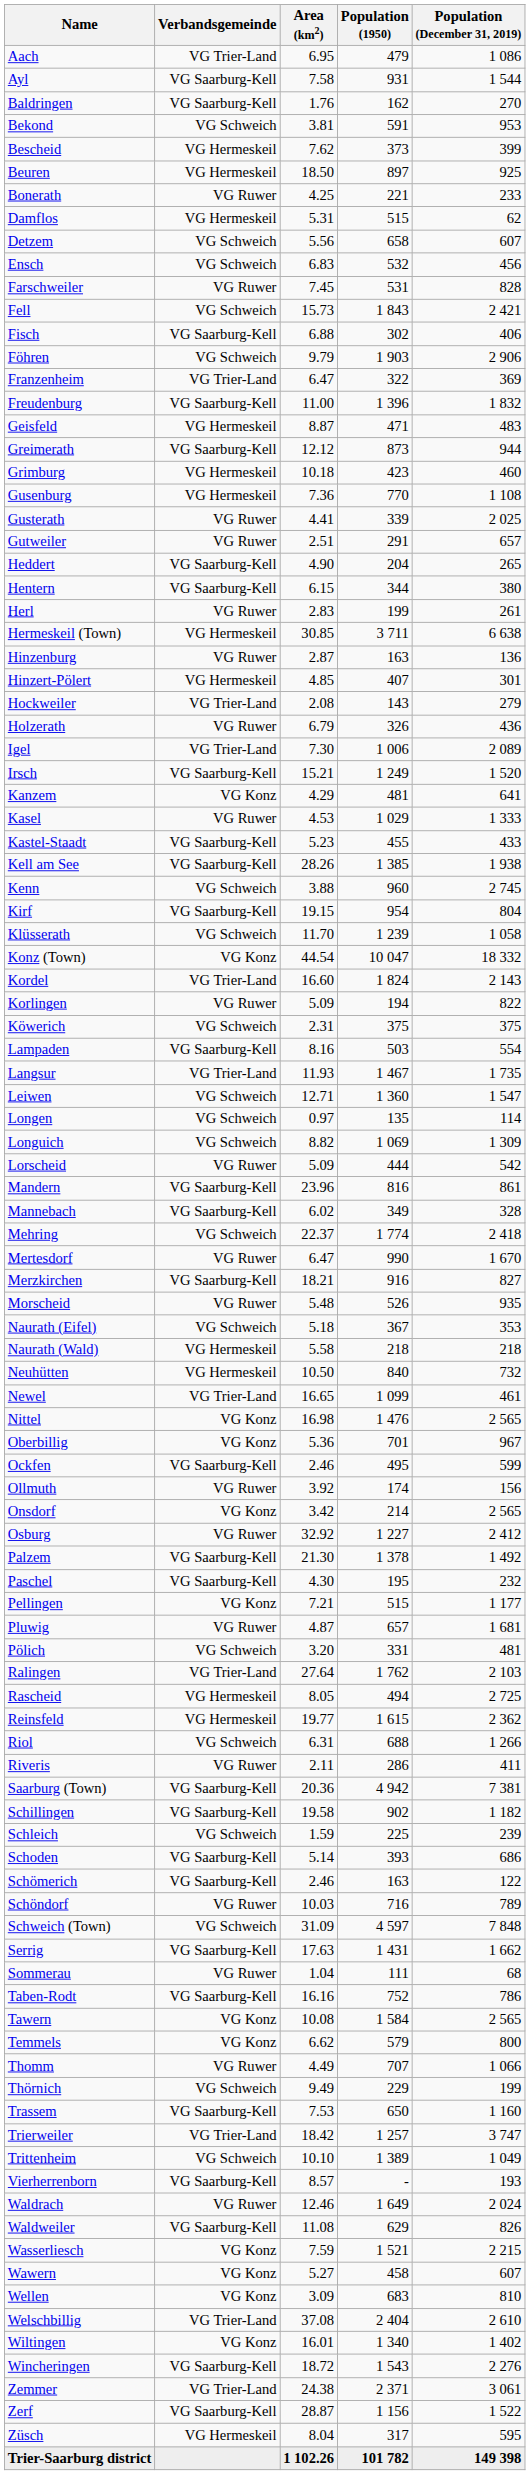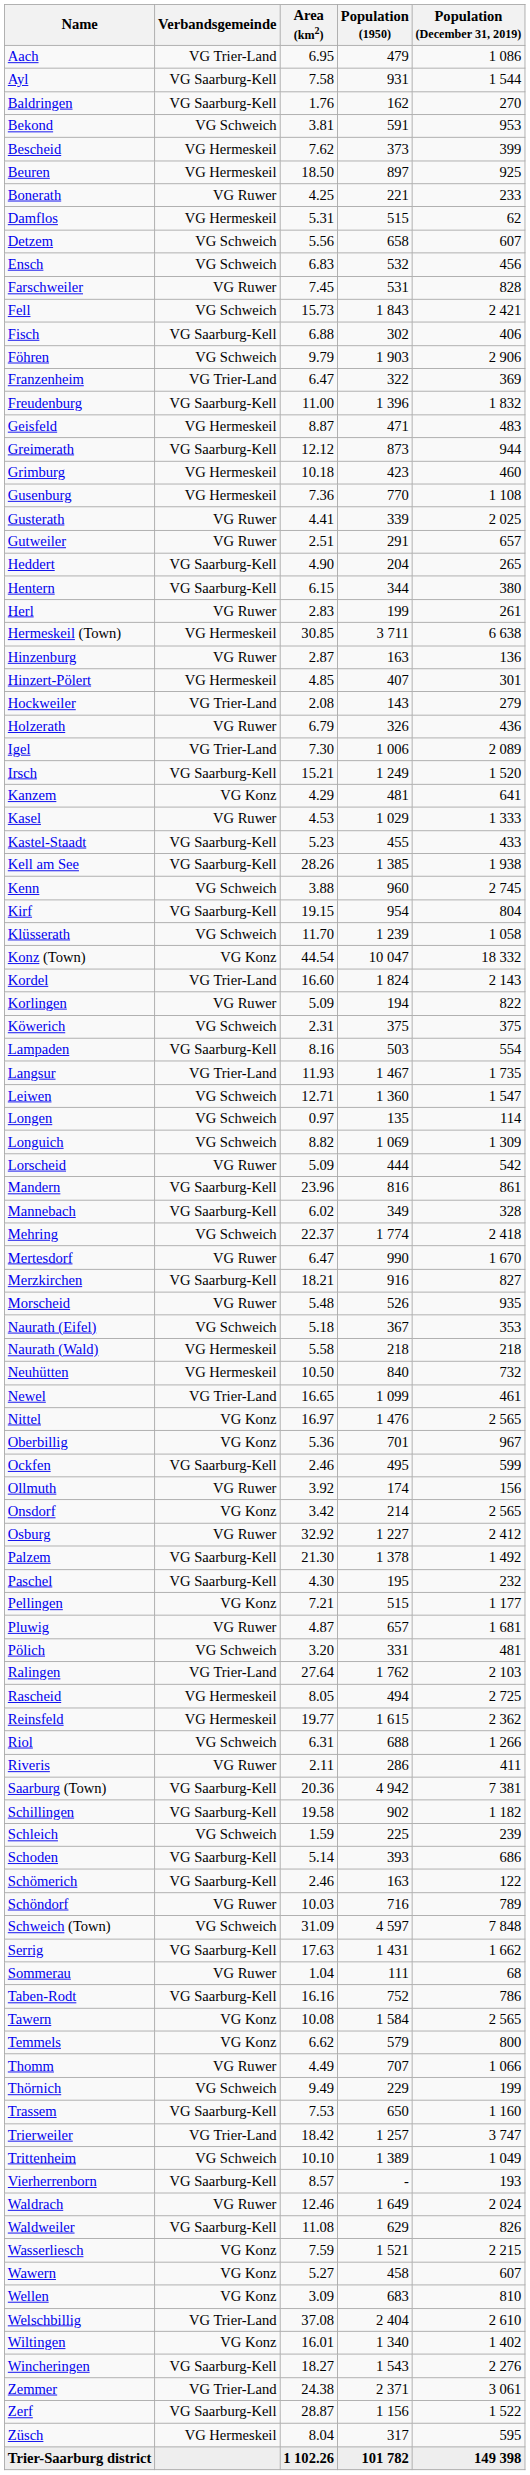(318, 1419) 16.98 -> (318, 1419) 16.97
(318, 2365) 18.72 -> (318, 2365) 18.27
